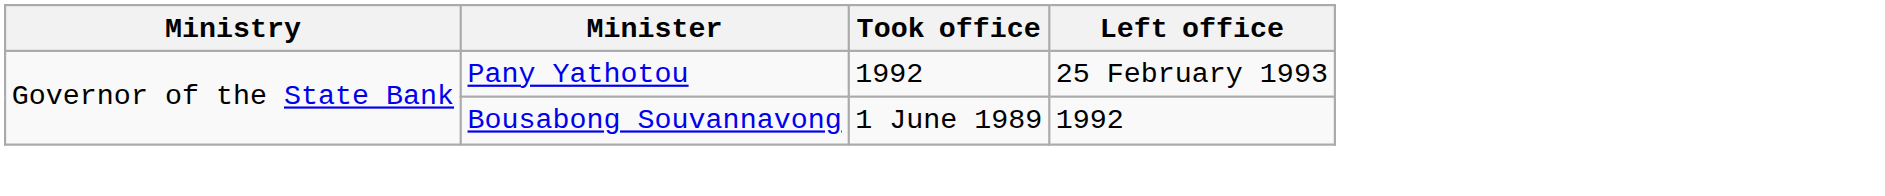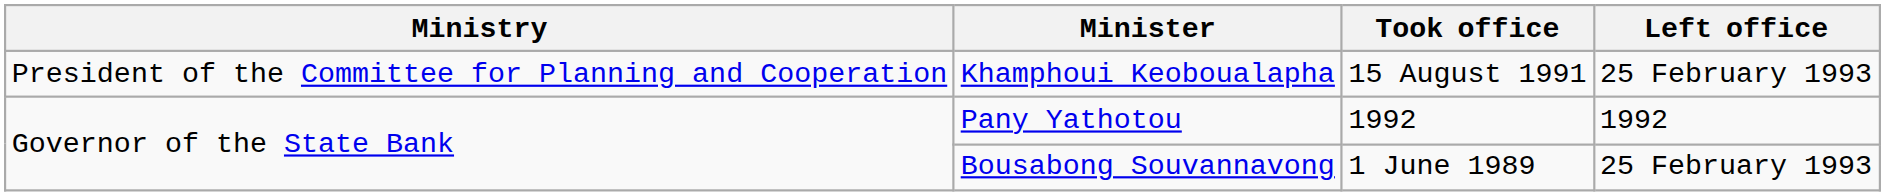+ row: (1148, 74)
(1192, 74) 25 February 1993 -> (1634, 121) 1992
(1090, 121) 1992 -> (1736, 167) 25 February 1993
